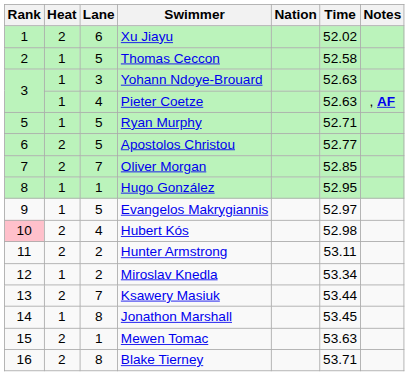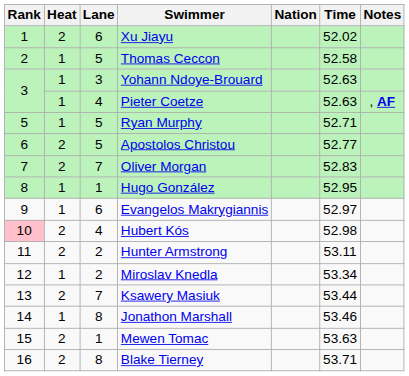(340, 166) 52.85 -> (340, 166) 52.83
(99, 209) 5 -> (99, 209) 6
(340, 317) 53.45 -> (340, 317) 53.46
